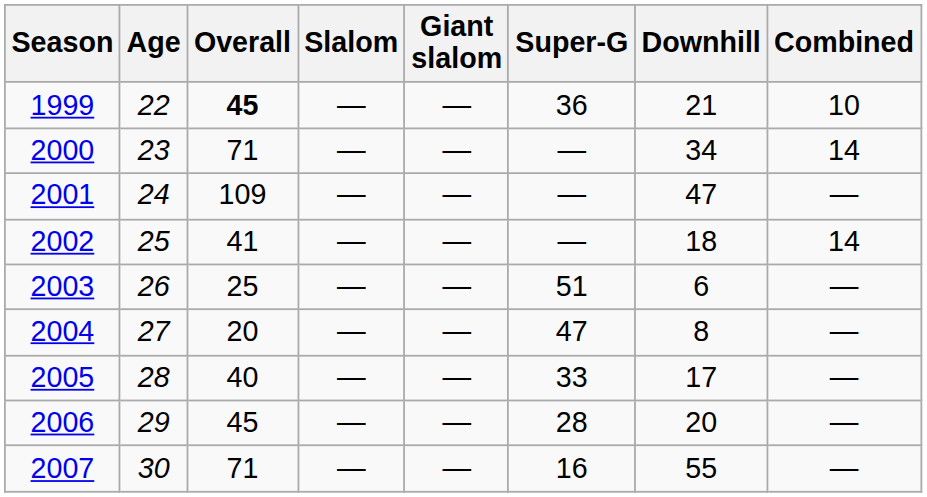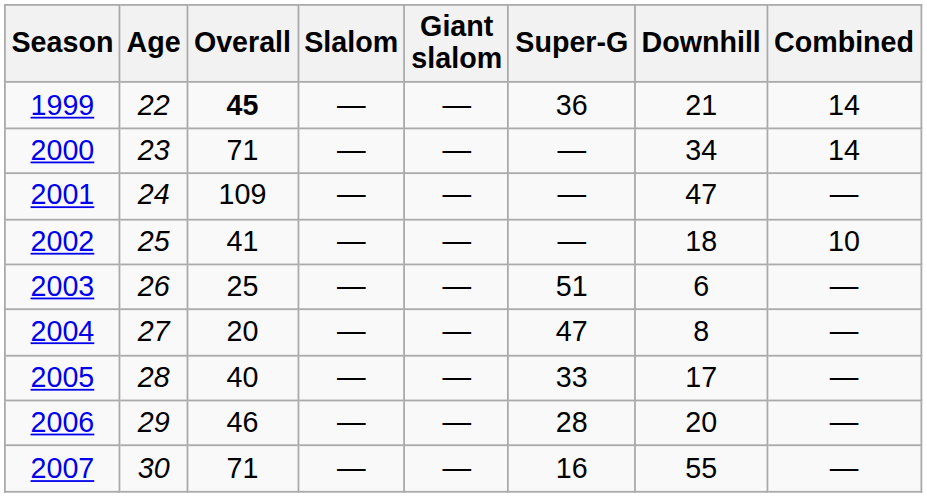(844, 104) 10 -> (844, 104) 14
(844, 241) 14 -> (844, 241) 10
(242, 422) 45 -> (242, 422) 46
